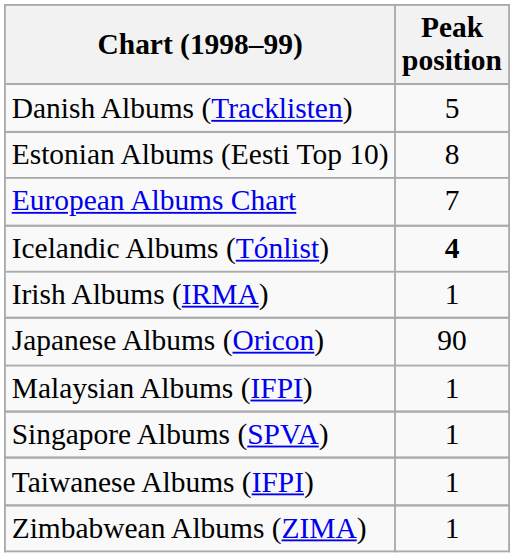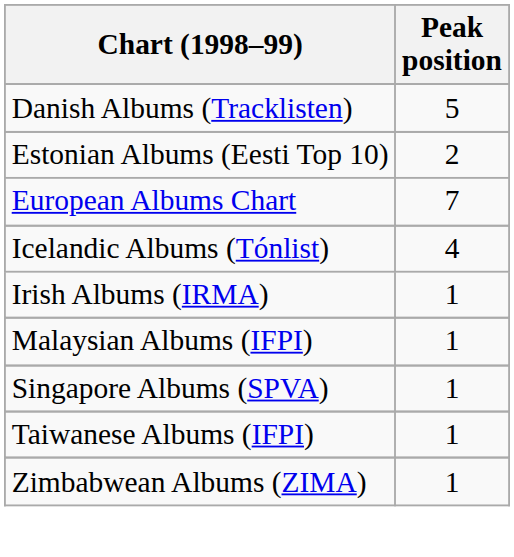(452, 154) 8 -> (452, 154) 2
(452, 247) bold -> (452, 247) normal
- row: (168, 341)
